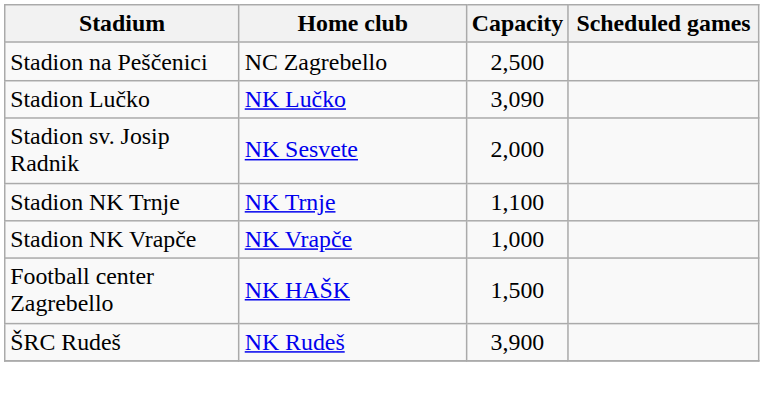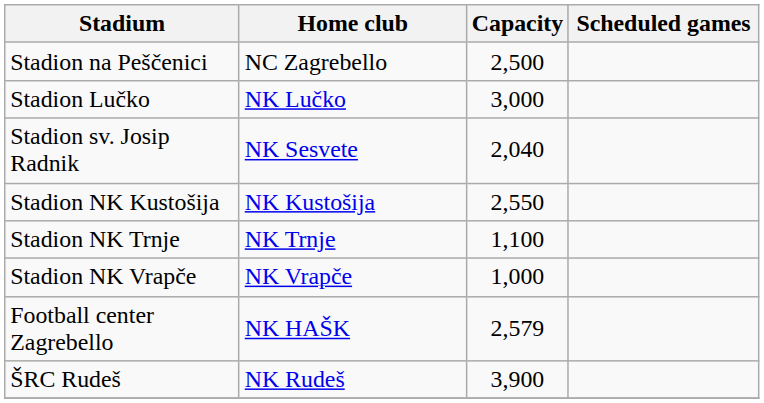(517, 99) 3,090 -> (517, 99) 3,000
(517, 150) 2,000 -> (517, 150) 2,040
+ row: (115, 201)
(517, 290) 1,500 -> (517, 328) 2,579
